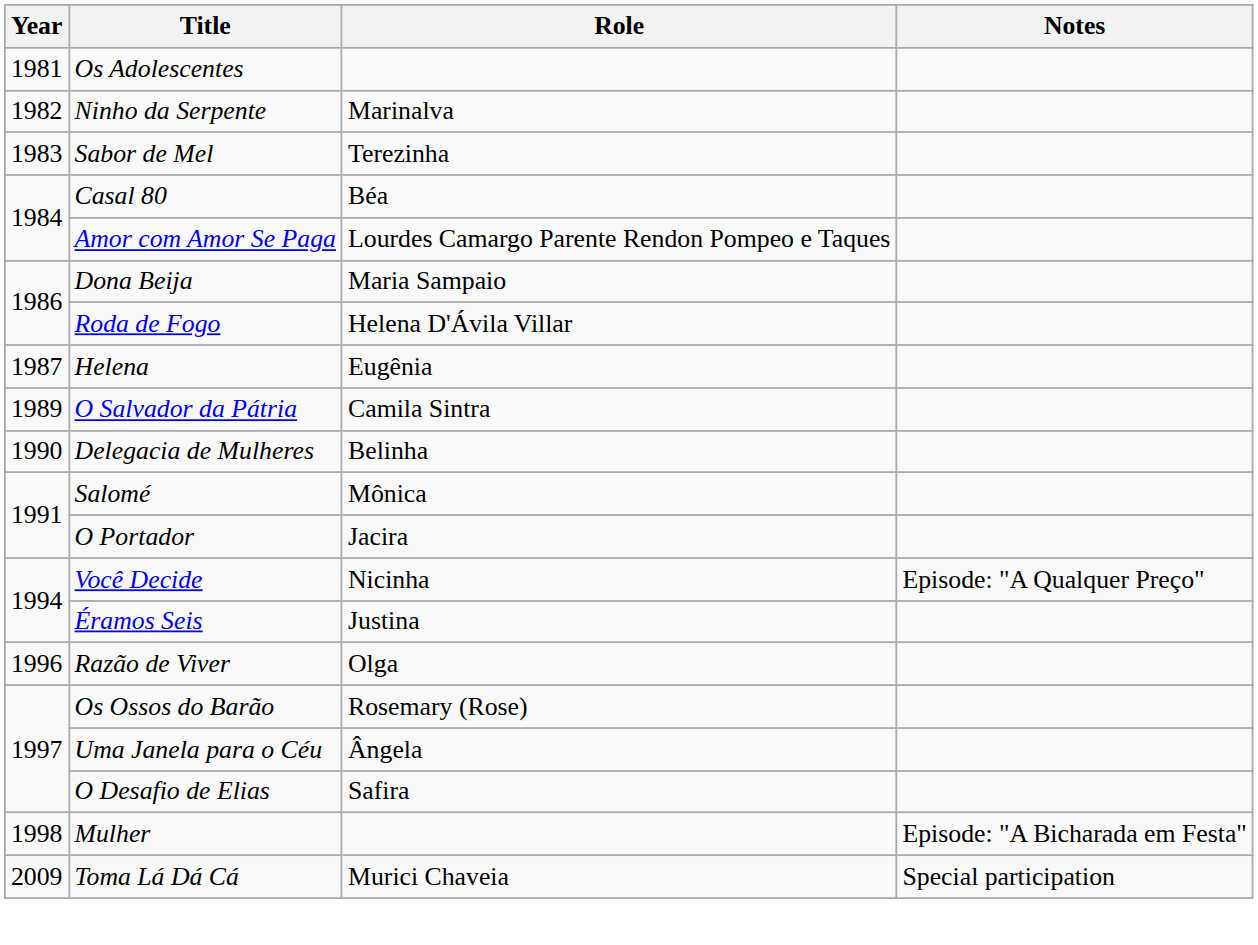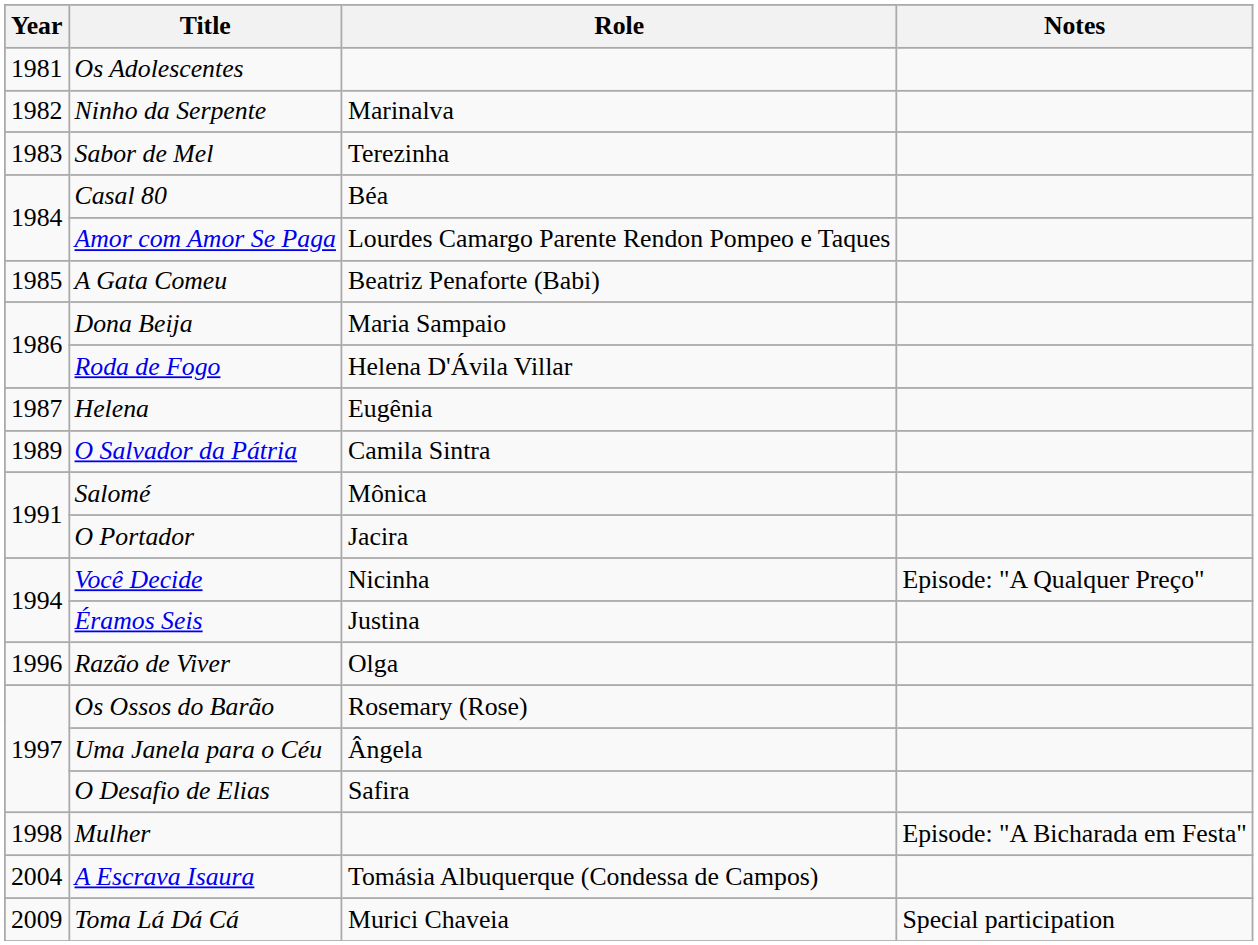+ row: (151, 281)
- row: (194, 451)
+ row: (164, 876)
